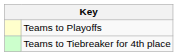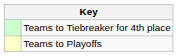rows swapped: (63, 28) <-> (97, 43)
